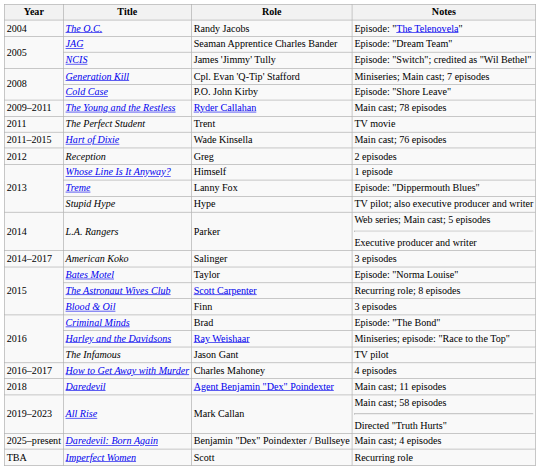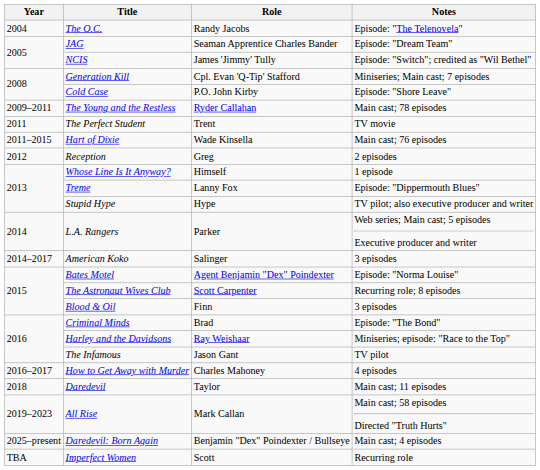(207, 274) Taylor -> (264, 274) Agent Benjamin "Dex" Poindexter
(264, 386) Agent Benjamin "Dex" Poindexter -> (207, 386) Taylor
